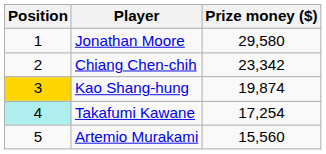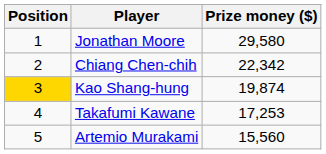(261, 64) 23,342 -> (261, 64) 22,342
(38, 112) paleturquoise background -> (38, 112) no background
(261, 112) 17,254 -> (261, 112) 17,253
